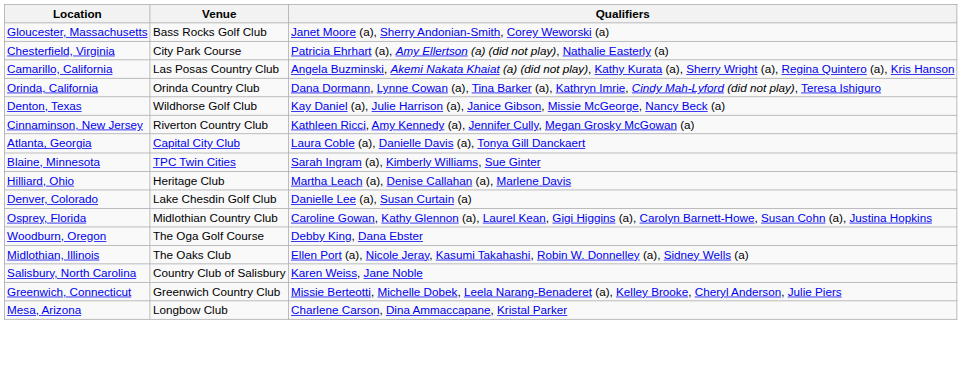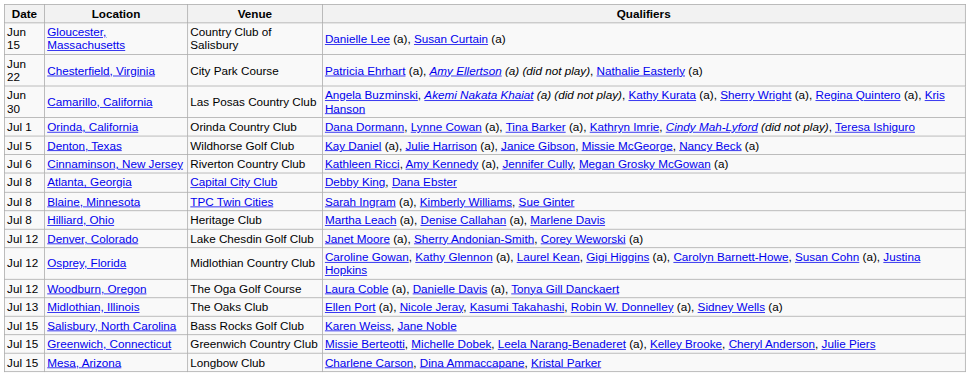+ column: (24, 14)
(210, 32) Bass Rocks Golf Club -> (231, 39) Country Club of Salisbury
(450, 32) Janet Moore (a), Sherry Andonian-Smith, Corey Weworski (a) -> (415, 39) Danielle Lee (a), Susan Curtain (a)
(438, 144) Laura Coble (a), Danielle Davis (a), Tonya Gill Danckaert -> (391, 183) Debby King, Dana Ebster
(381, 199) Danielle Lee (a), Susan Curtain (a) -> (484, 238) Janet Moore (a), Sherry Andonian-Smith, Corey Weworski (a)
(357, 236) Debby King, Dana Ebster -> (472, 289) Laura Coble (a), Danielle Davis (a), Tonya Gill Danckaert
(219, 273) Country Club of Salisbury -> (247, 326) Bass Rocks Golf Club
